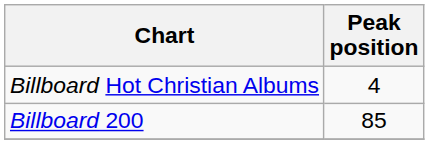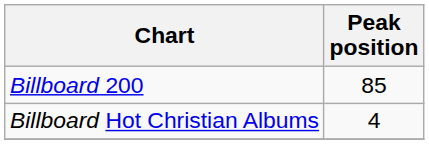rows swapped: (77, 120) <-> (165, 84)
